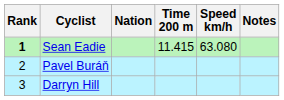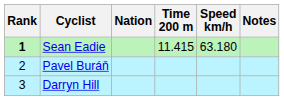(218, 47) 63.080 -> (218, 47) 63.180
